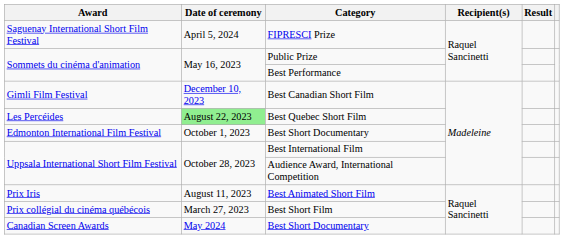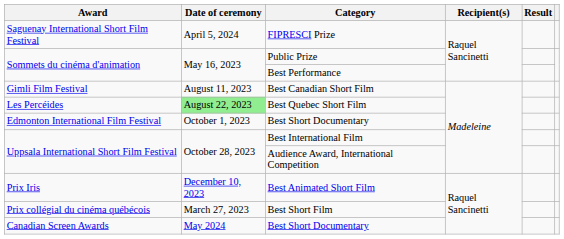(212, 94) December 10, 2023 -> (217, 89) August 11, 2023
(217, 193) August 11, 2023 -> (212, 187) December 10, 2023
